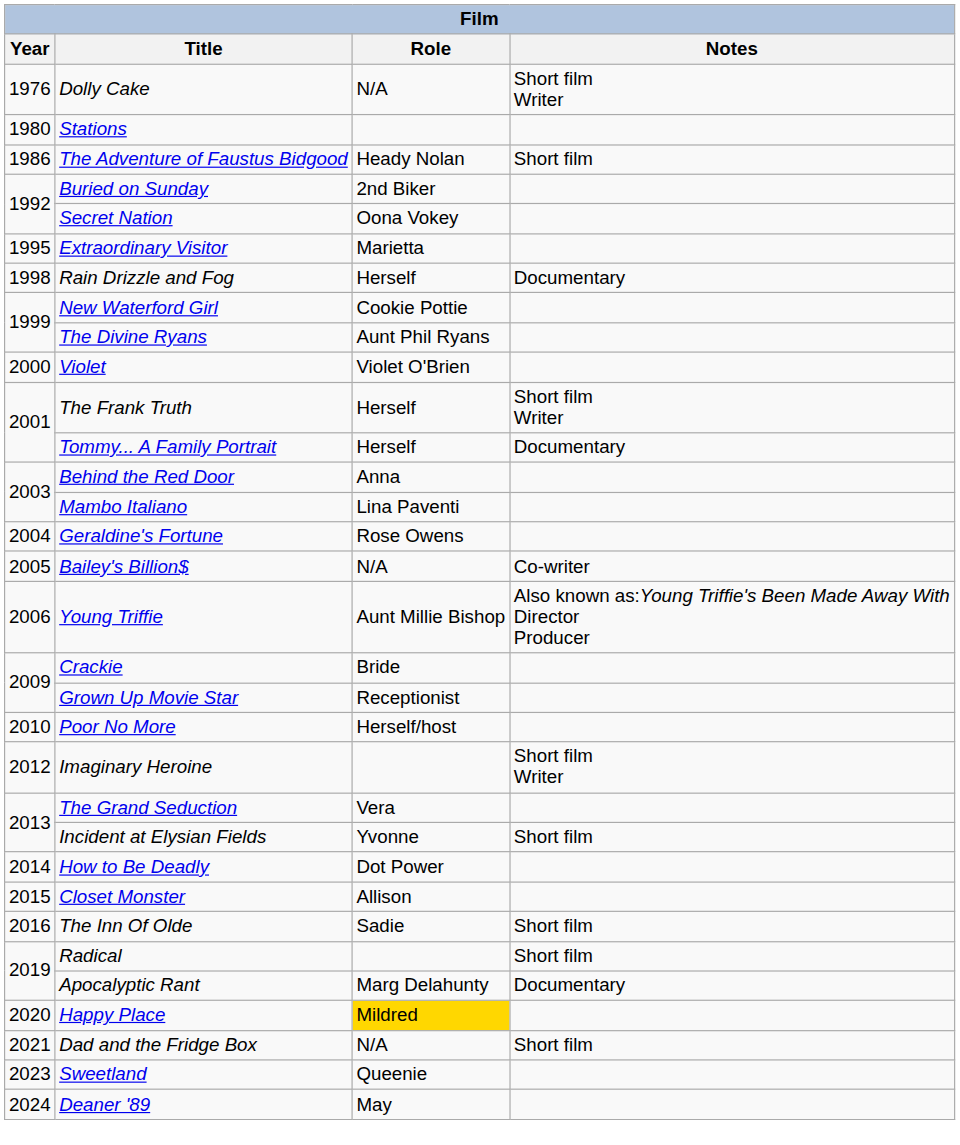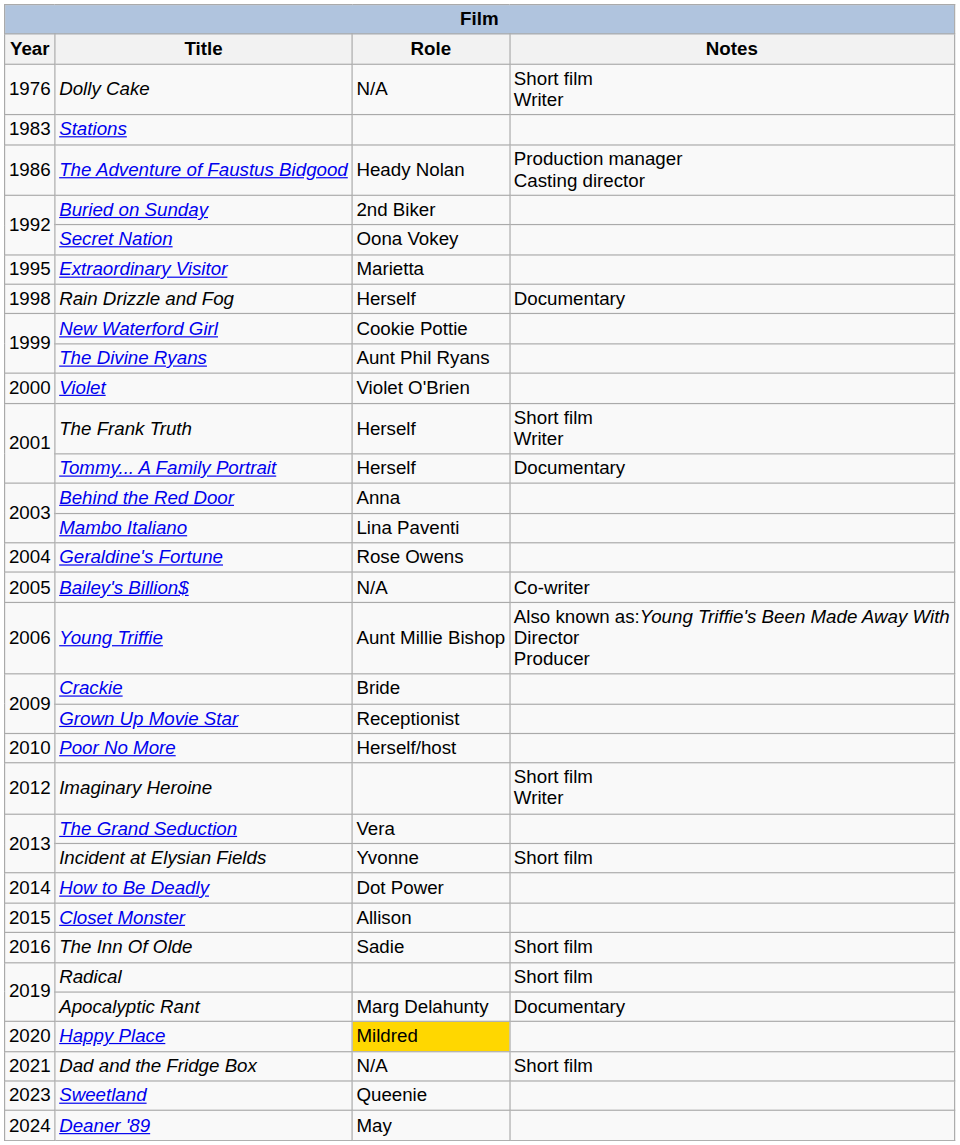(30, 129) 1980 -> (30, 129) 1983
(553, 159) Short film -> (598, 169) Production manager Casting director
